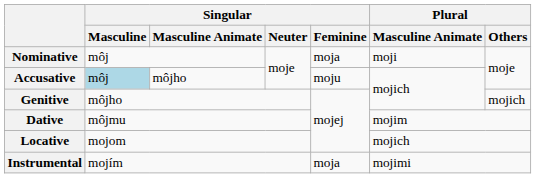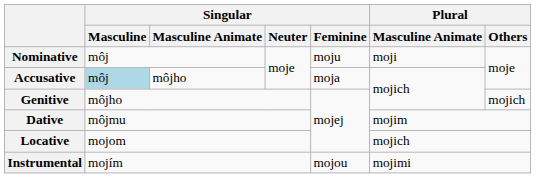(327, 57) moja -> (327, 57) moju
(327, 78) moju -> (327, 78) moja
(327, 162) moja -> (330, 162) mojou
